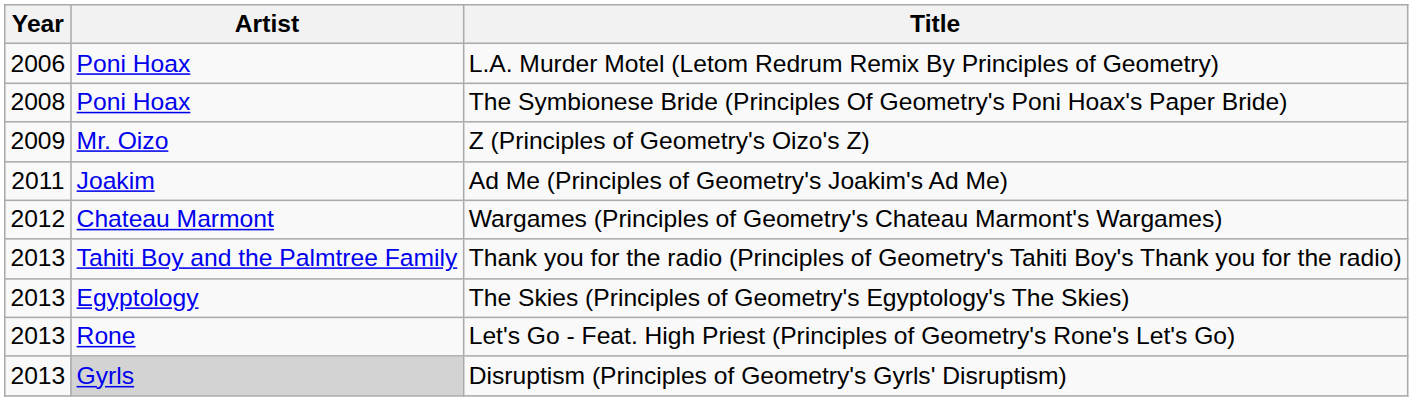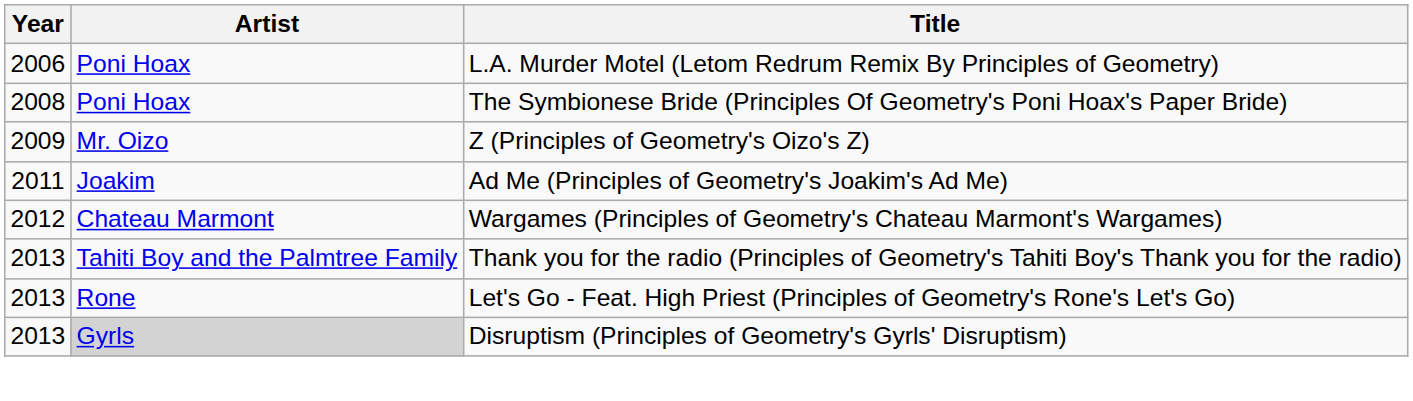- row: (799, 297)
